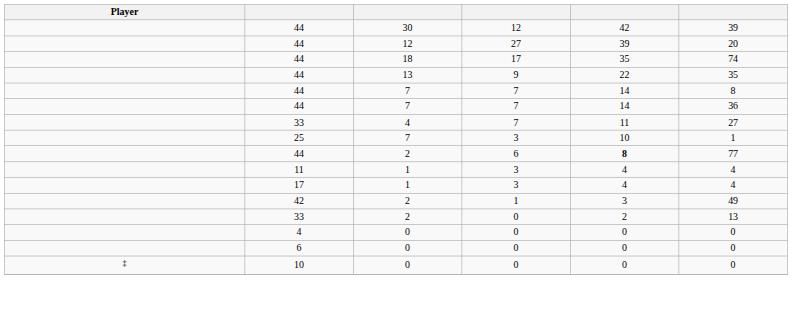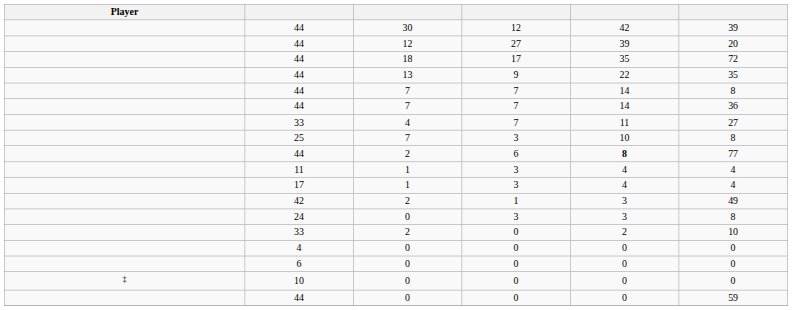(733, 59) 74 -> (733, 59) 72
(733, 138) 1 -> (733, 138) 8
+ row: (299, 216)
(733, 216) 13 -> (733, 232) 10
+ row: (299, 298)
